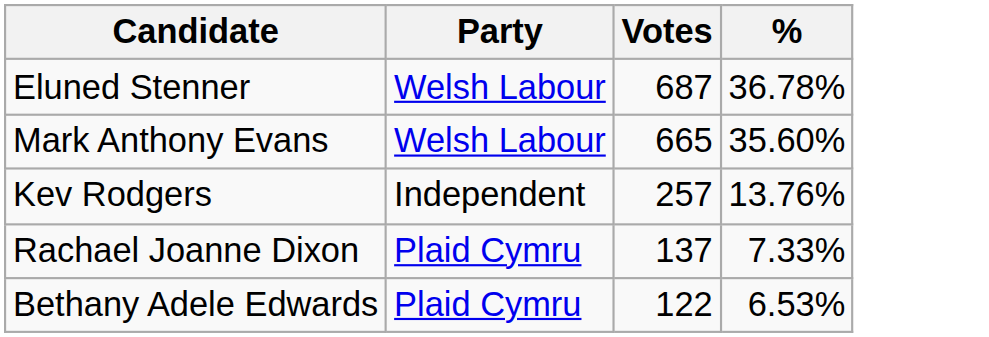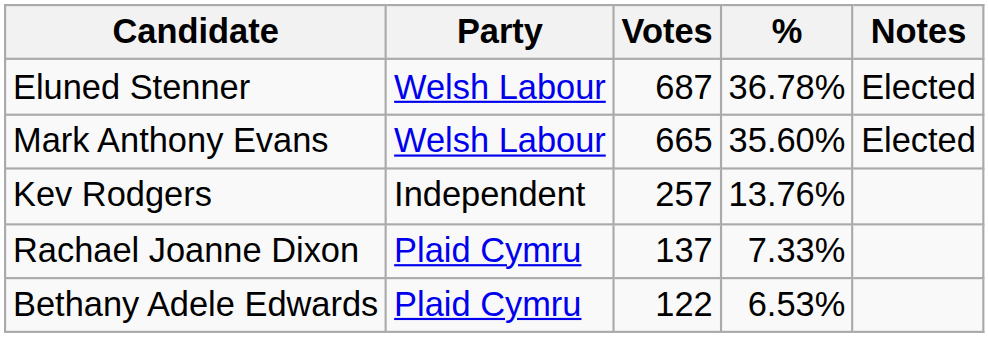+ column: (919, 31)
